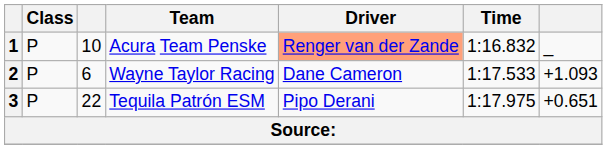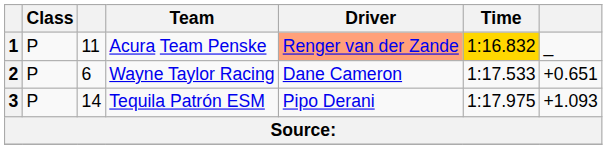(91, 46) 10 -> (91, 46) 11
(501, 46) no background -> (501, 46) gold background
(571, 74) +1.093 -> (571, 74) +0.651
(91, 102) 22 -> (91, 102) 14
(571, 102) +0.651 -> (571, 102) +1.093
